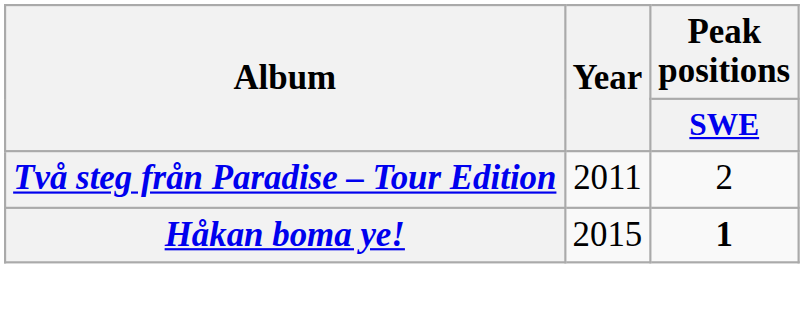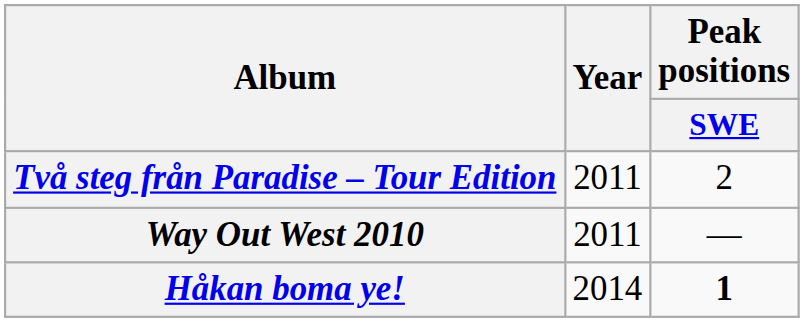+ row: (285, 233)
(607, 233) 2015 -> (607, 289) 2014
